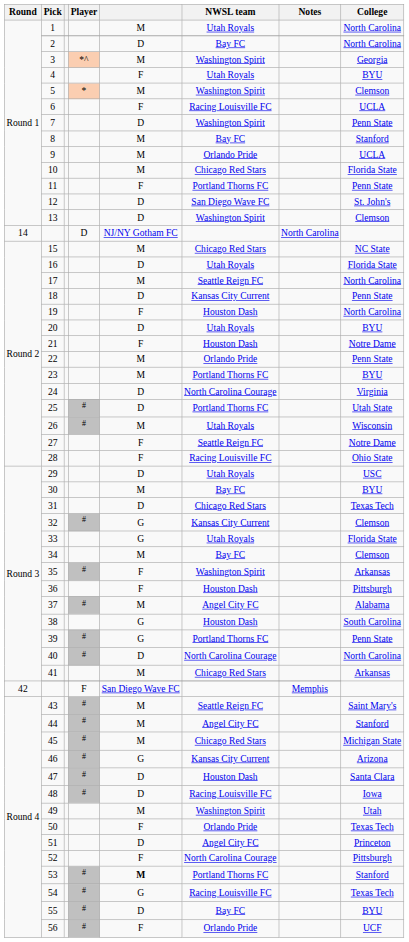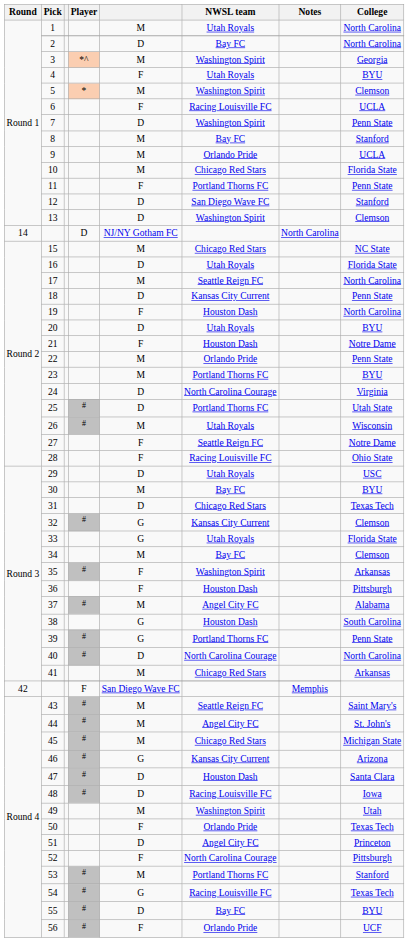(372, 202) St. John's -> (372, 202) Stanford
(372, 723) Stanford -> (372, 723) St. John's
(141, 875) bold -> (141, 875) normal
